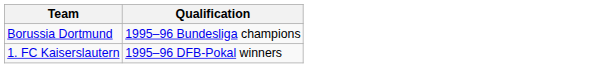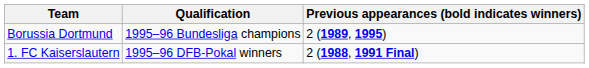+ column: (444, 14)
